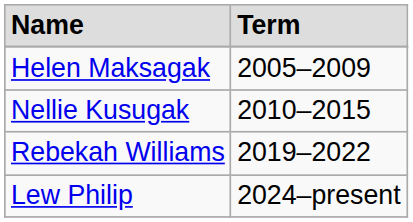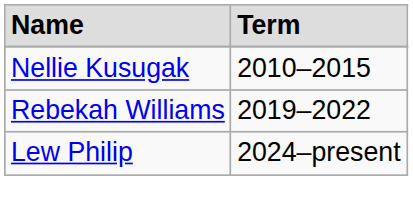- row: (111, 68)
